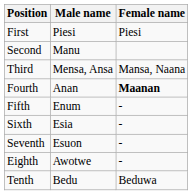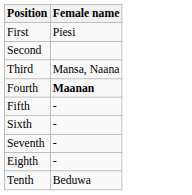- column: (83, 13)
